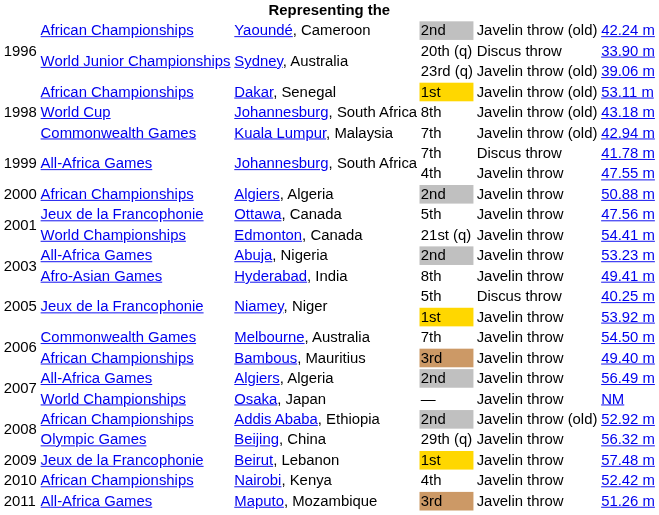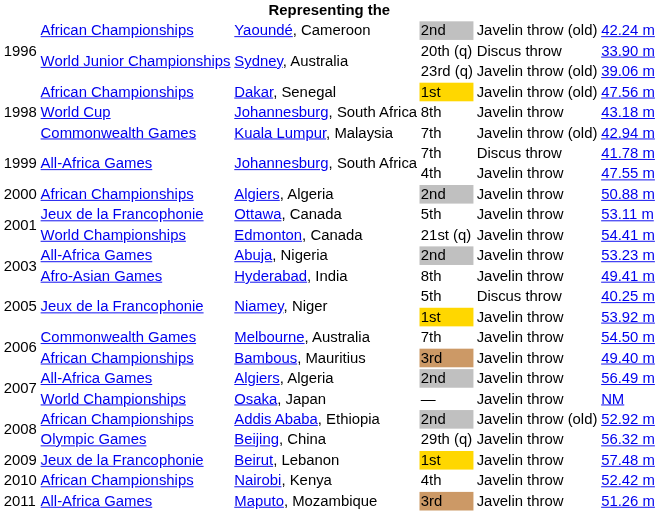(627, 92) 53.11 m -> (628, 92) 47.56 m
(537, 112) Javelin throw (old) -> (520, 112) Javelin throw
(628, 214) 47.56 m -> (627, 214) 53.11 m
